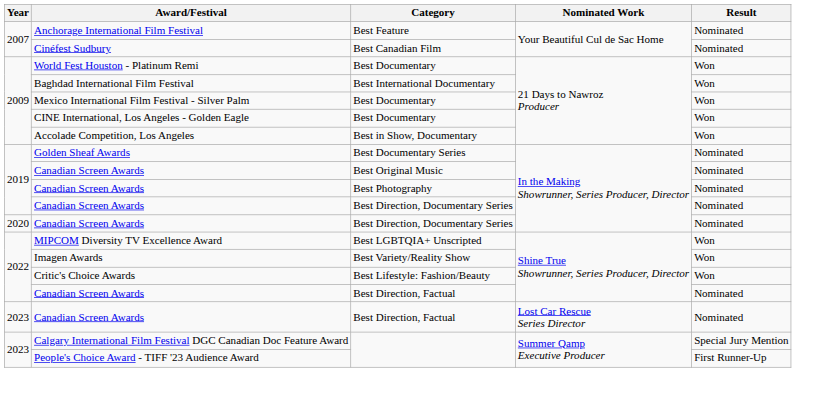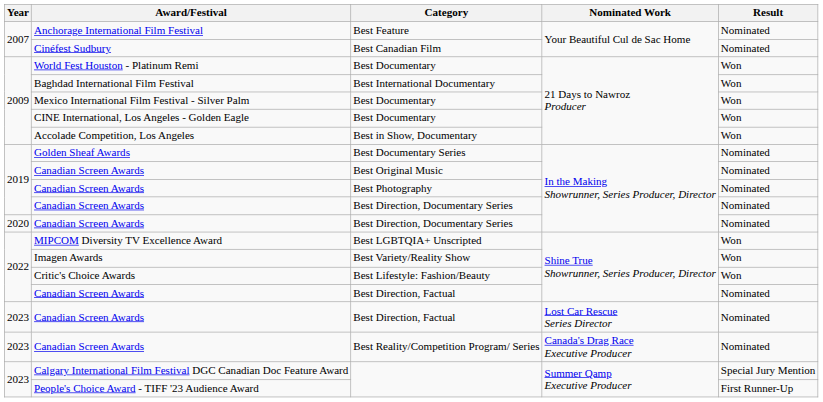+ row: (89, 347)
